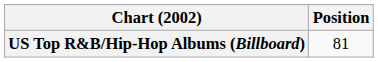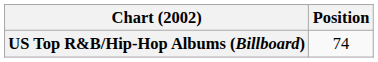(341, 43) 81 -> (341, 43) 74
